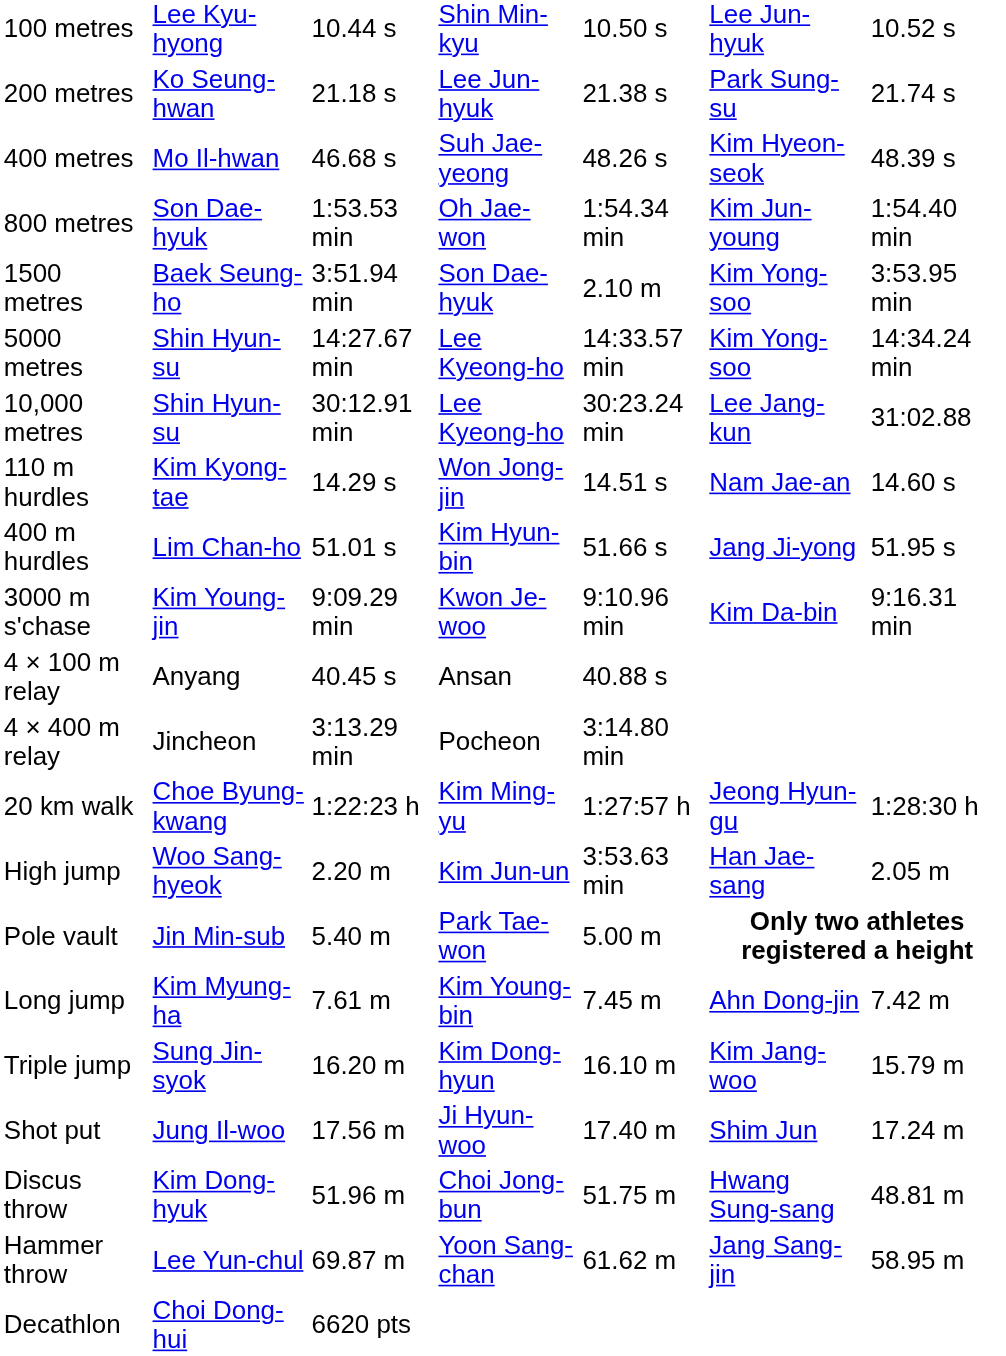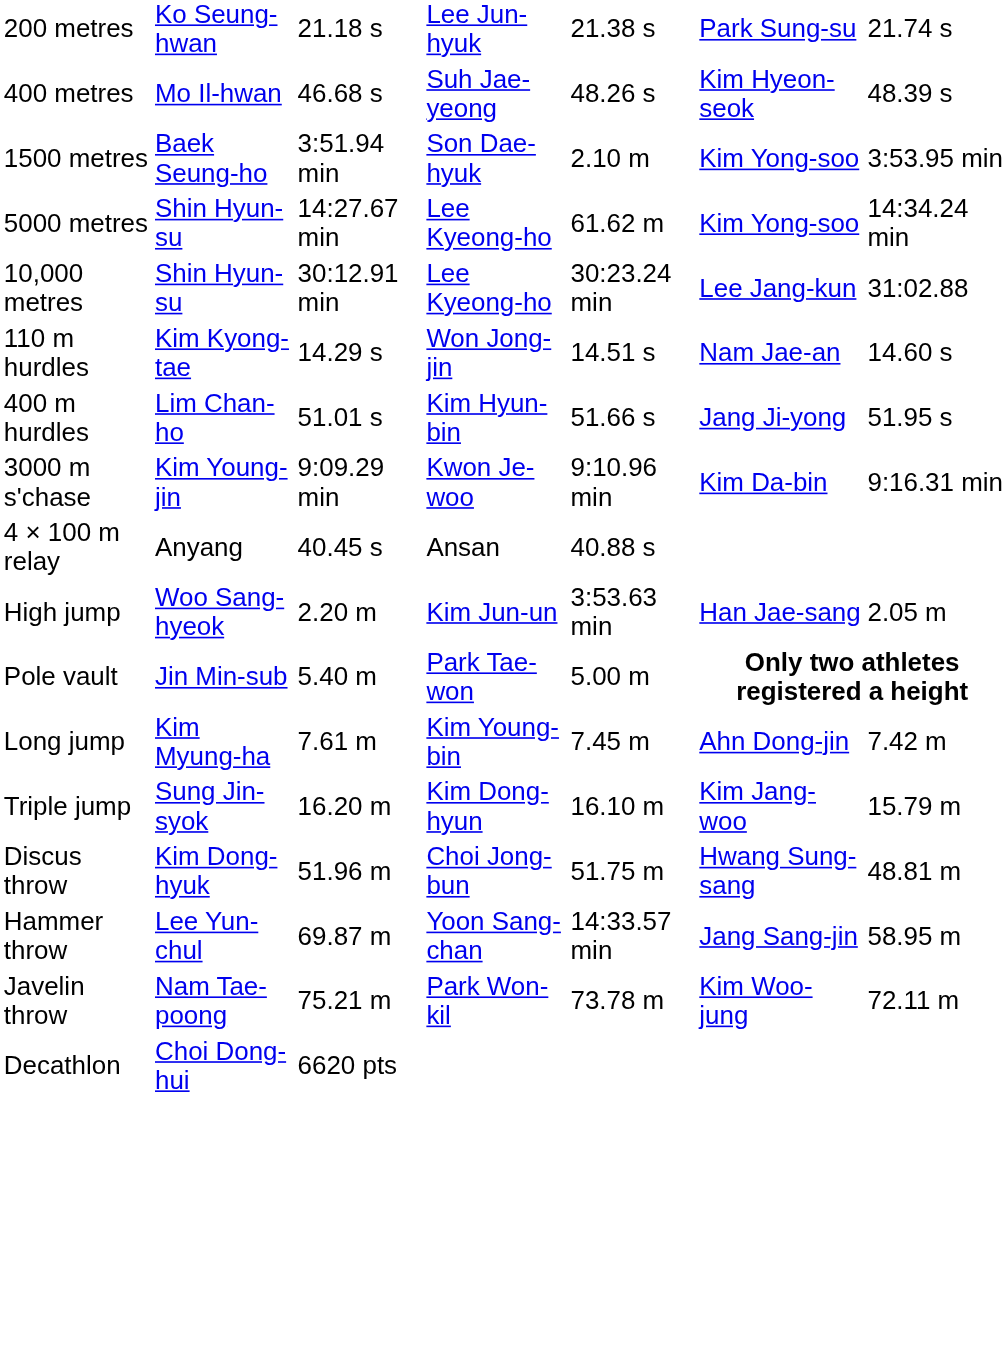- row: (69, 28)
- row: (69, 223)
(633, 352) 14:33.57 min -> (617, 223) 61.62 m
- row: (62, 741)
- row: (69, 806)
- row: (52, 1130)
(629, 1260) 61.62 m -> (621, 936) 14:33.57 min
+ row: (44, 1000)
